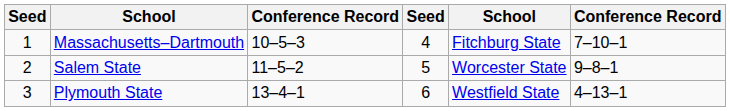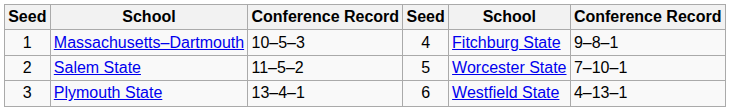(601, 42) 7–10–1 -> (596, 42) 9–8–1
(596, 67) 9–8–1 -> (601, 67) 7–10–1
